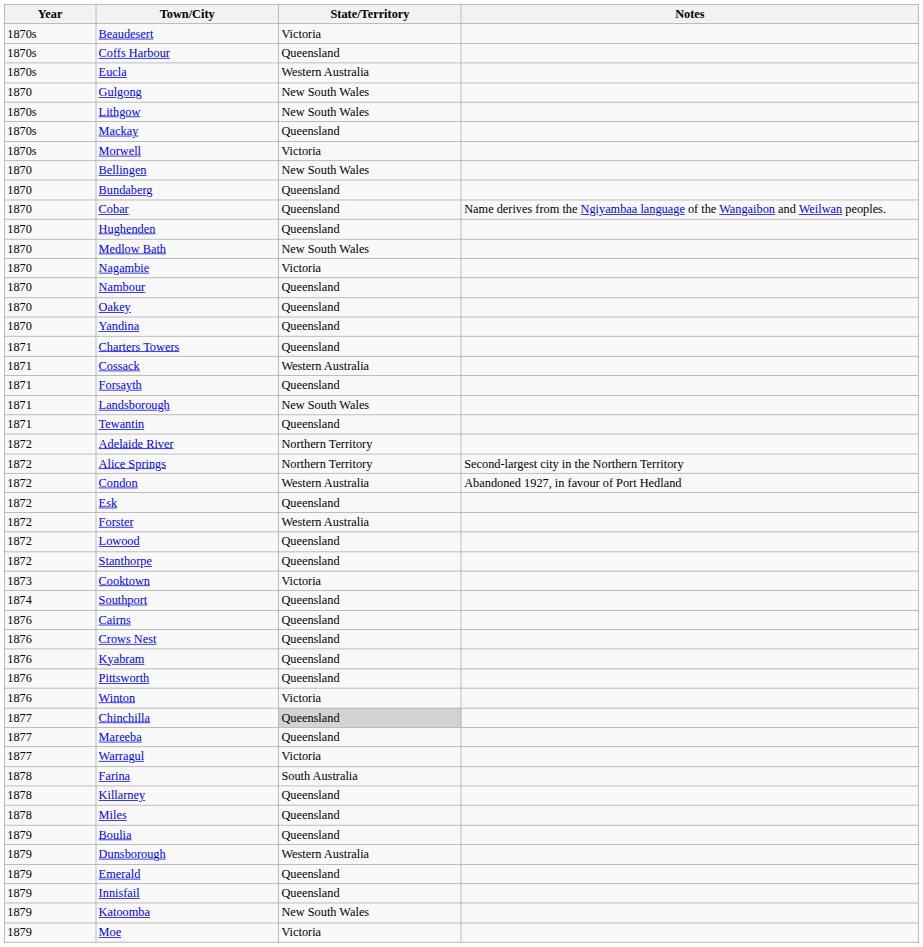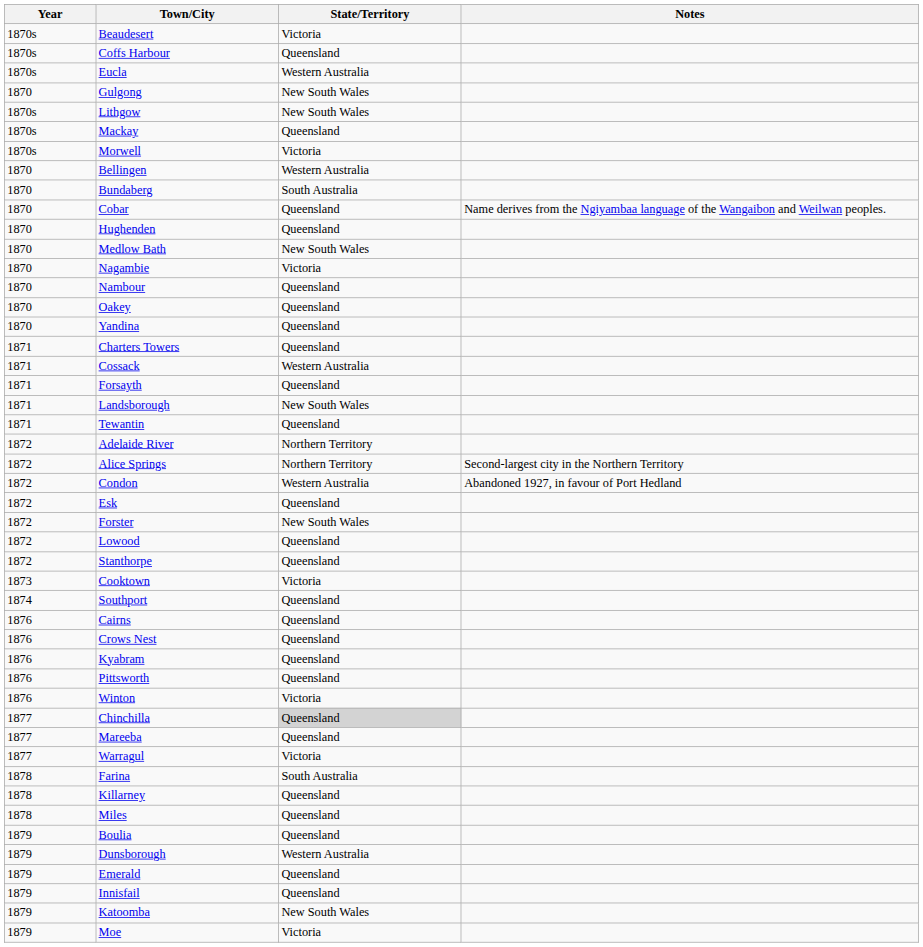(325, 170) New South Wales -> (325, 170) Western Australia
(310, 190) Queensland -> (320, 190) South Australia
(325, 522) Western Australia -> (325, 522) New South Wales
